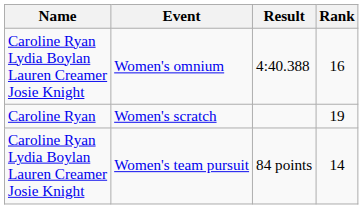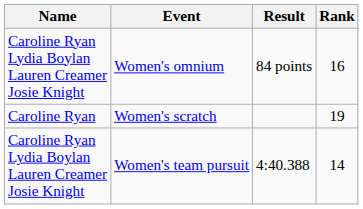(283, 66) 4:40.388 -> (284, 66) 84 points
(284, 165) 84 points -> (283, 165) 4:40.388
